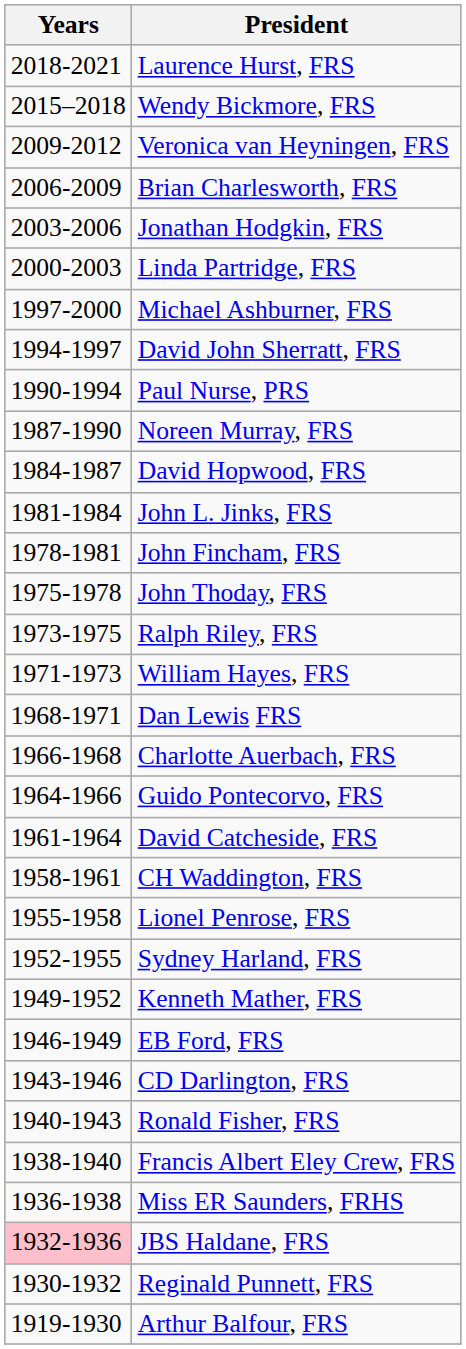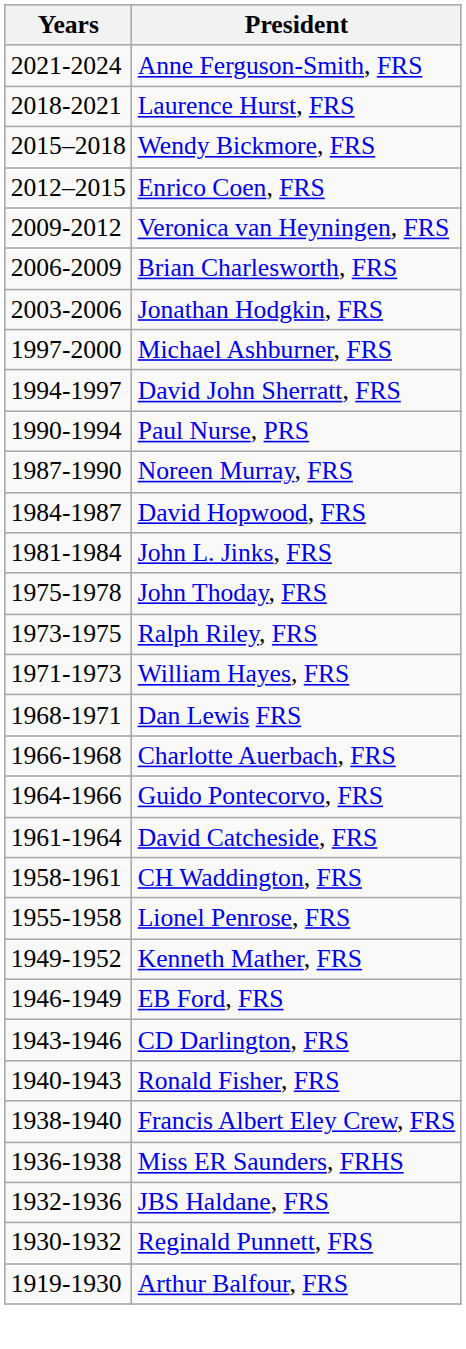+ row: (280, 65)
+ row: (231, 187)
- row: (247, 268)
- row: (239, 552)
- row: (250, 958)
(66, 1242) pink background -> (66, 1202) no background
